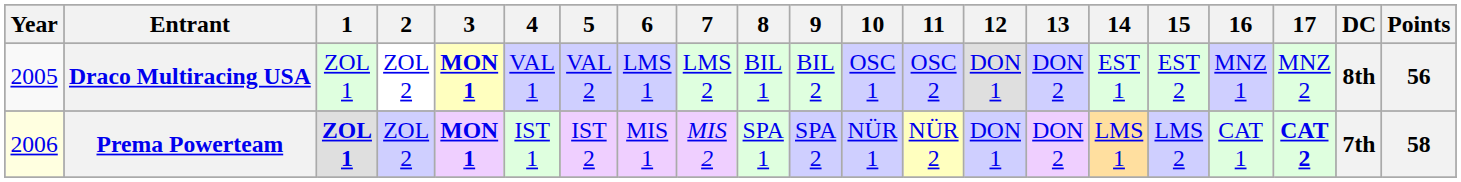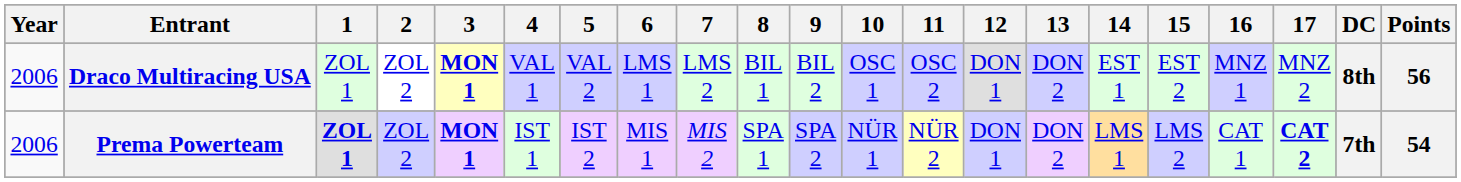(34, 76) 2005 -> (34, 76) 2006
(34, 143) lightyellow background -> (34, 143) no background
(1419, 143) 58 -> (1419, 143) 54
